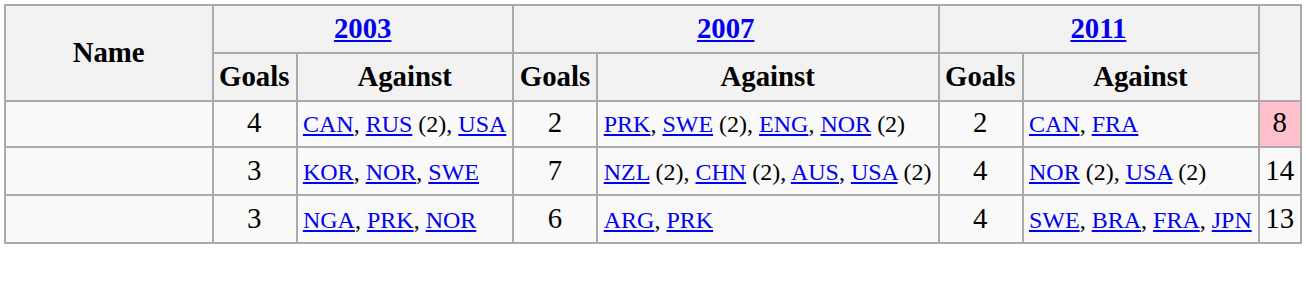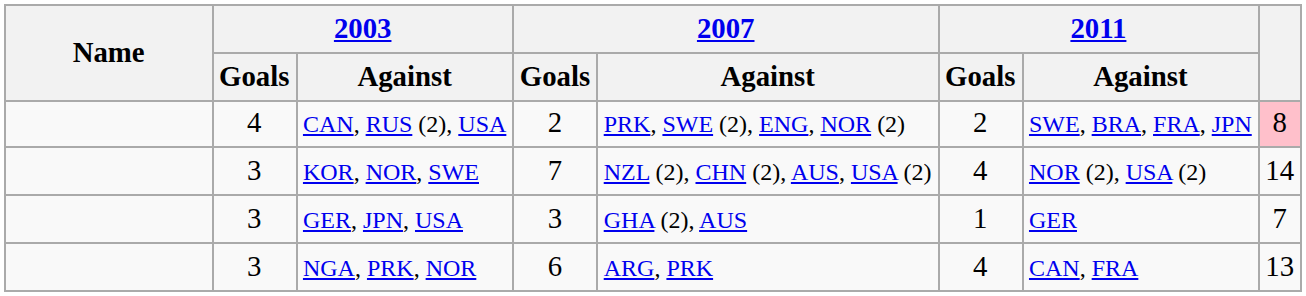(1084, 125) CAN, FRA -> (1140, 125) SWE, BRA, FRA, JPN
+ row: (383, 220)
(1140, 220) SWE, BRA, FRA, JPN -> (1084, 268) CAN, FRA
